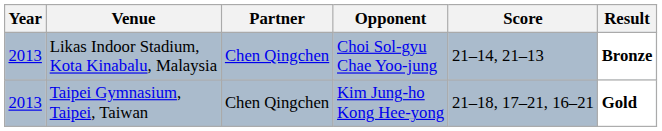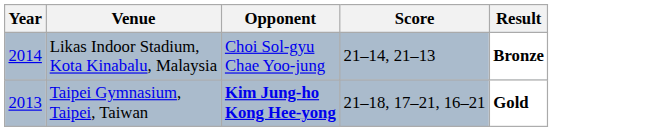- column: (277, 18)
(25, 56) 2013 -> (25, 56) 2014
(391, 103) normal -> (280, 103) bold
